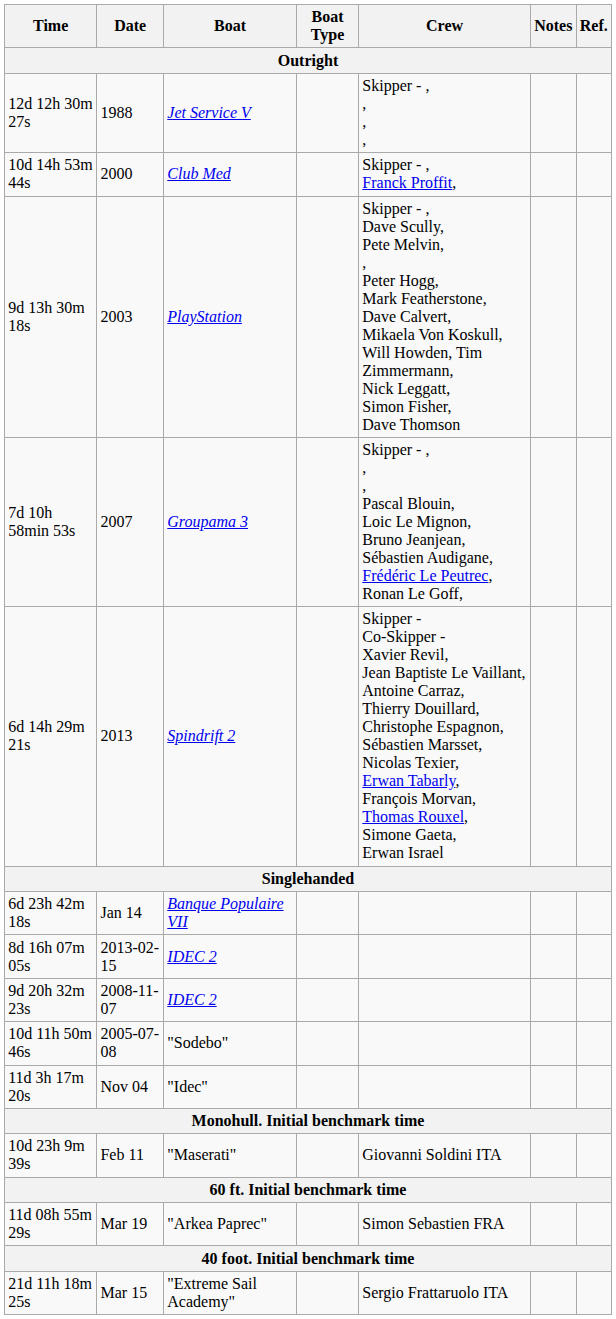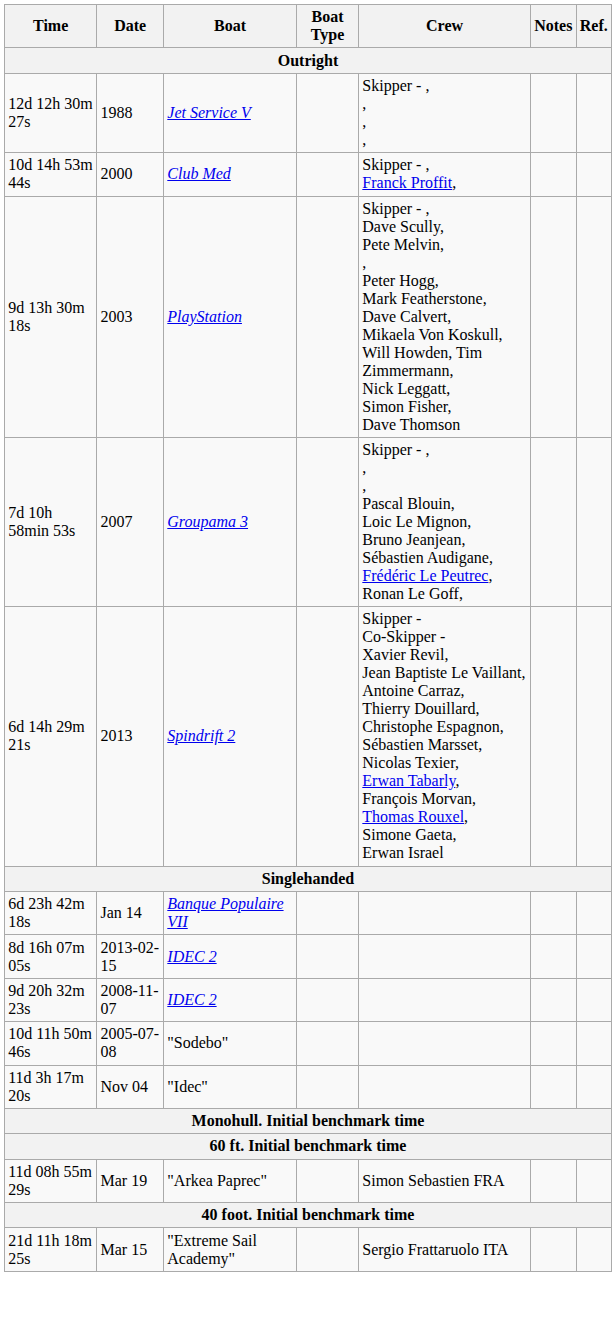- row: (46, 1155)
